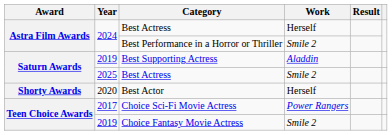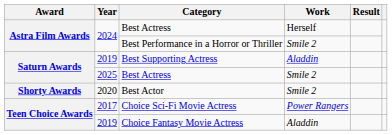(301, 91) Herself -> (302, 91) Smile 2
(302, 122) Smile 2 -> (303, 122) Aladdin
